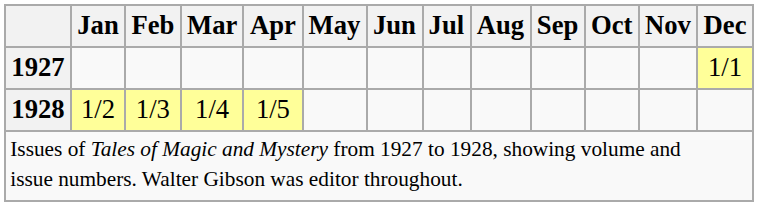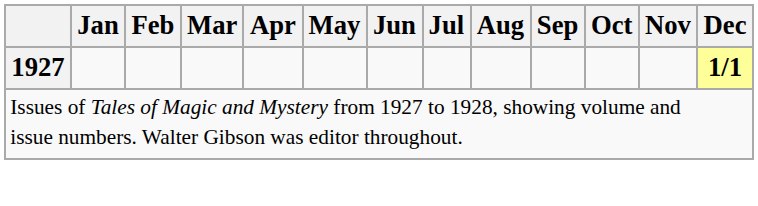(725, 67) normal -> (725, 67) bold
- row: (38, 109)
